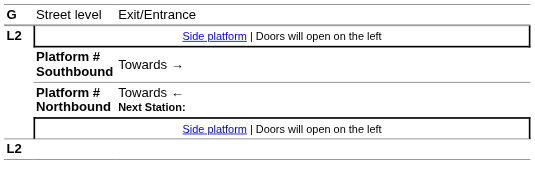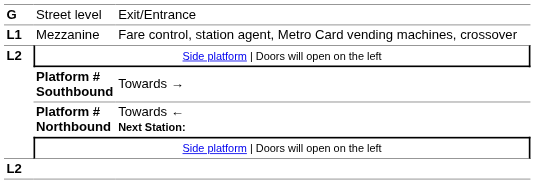+ row: (68, 35)
